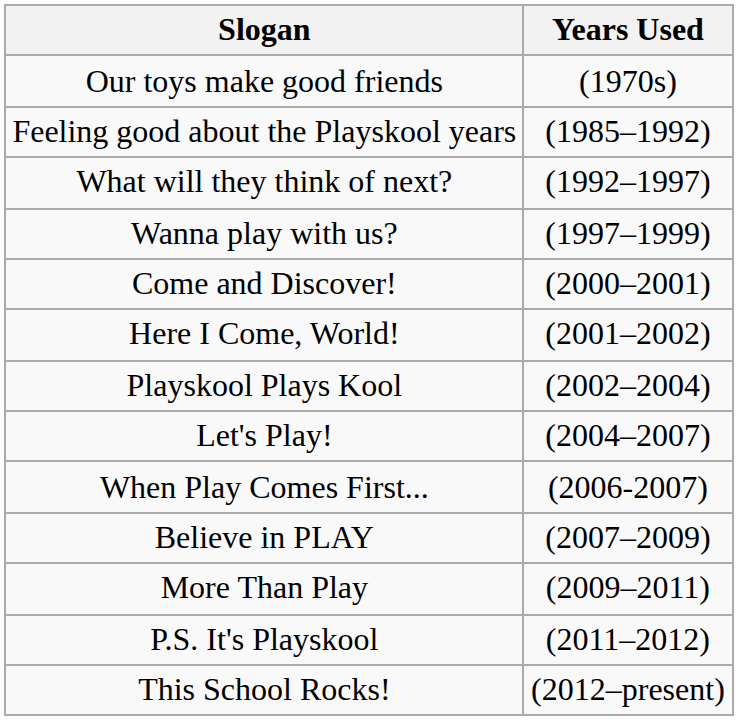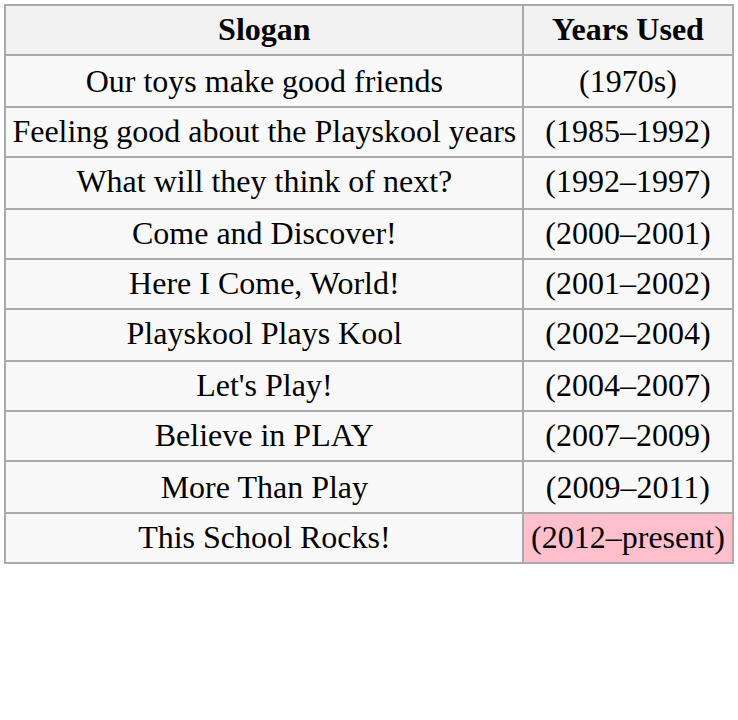- row: (264, 232)
- row: (264, 486)
- row: (264, 638)
(628, 689) no background -> (628, 537) pink background
